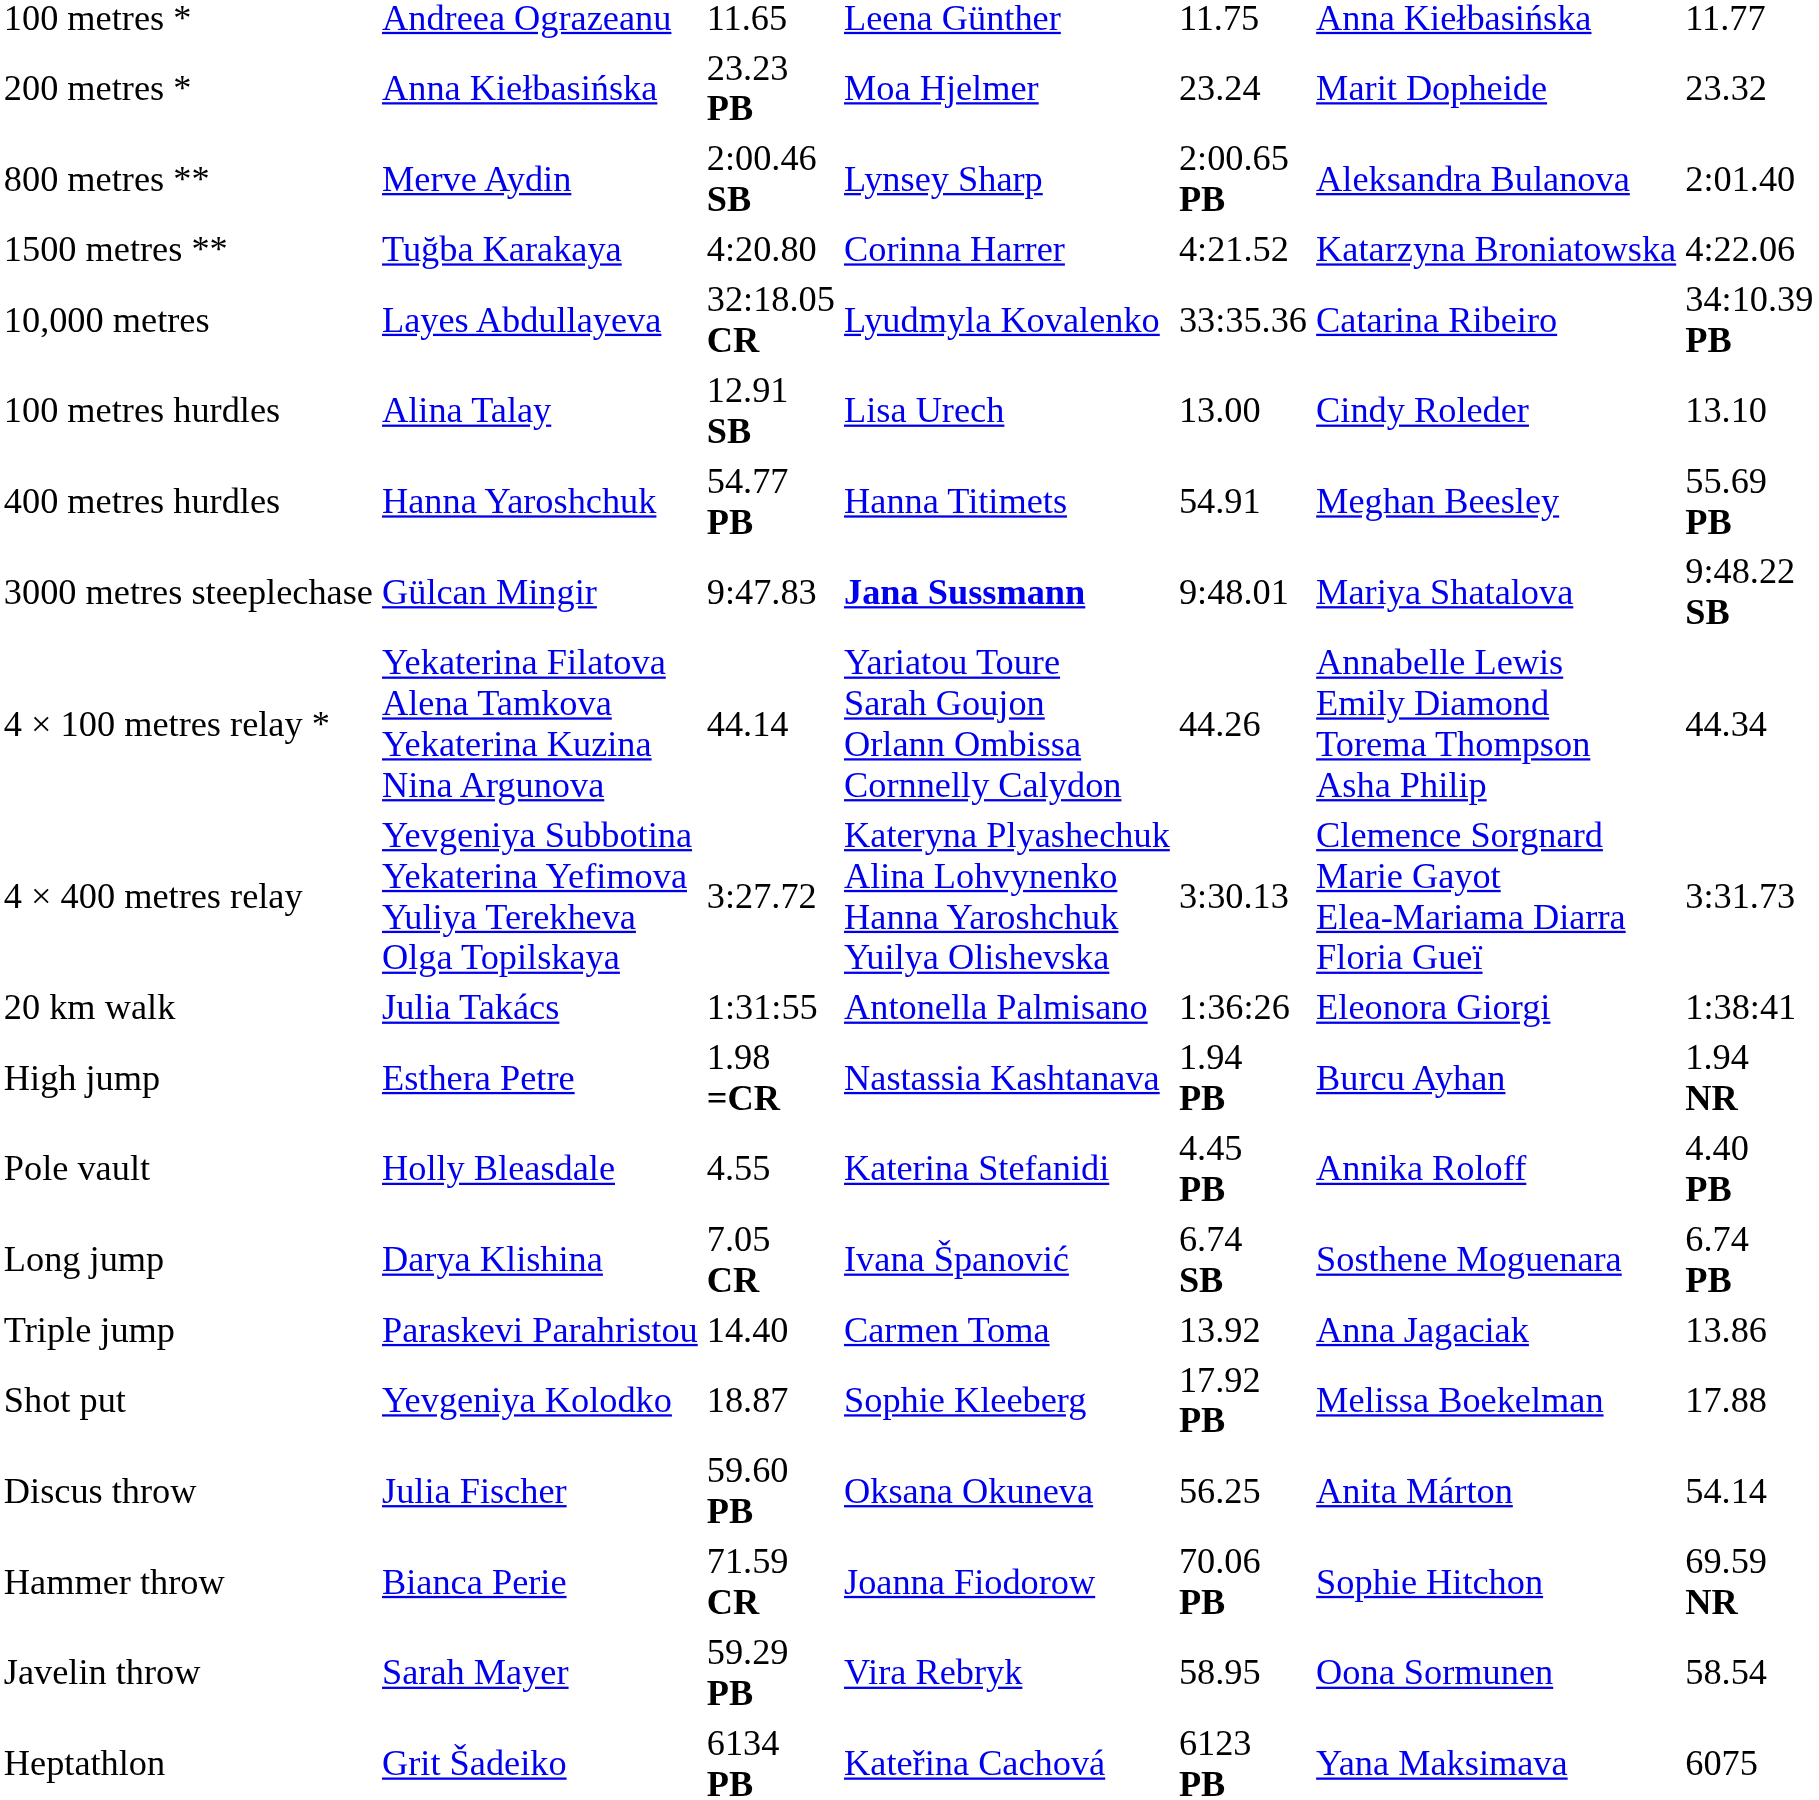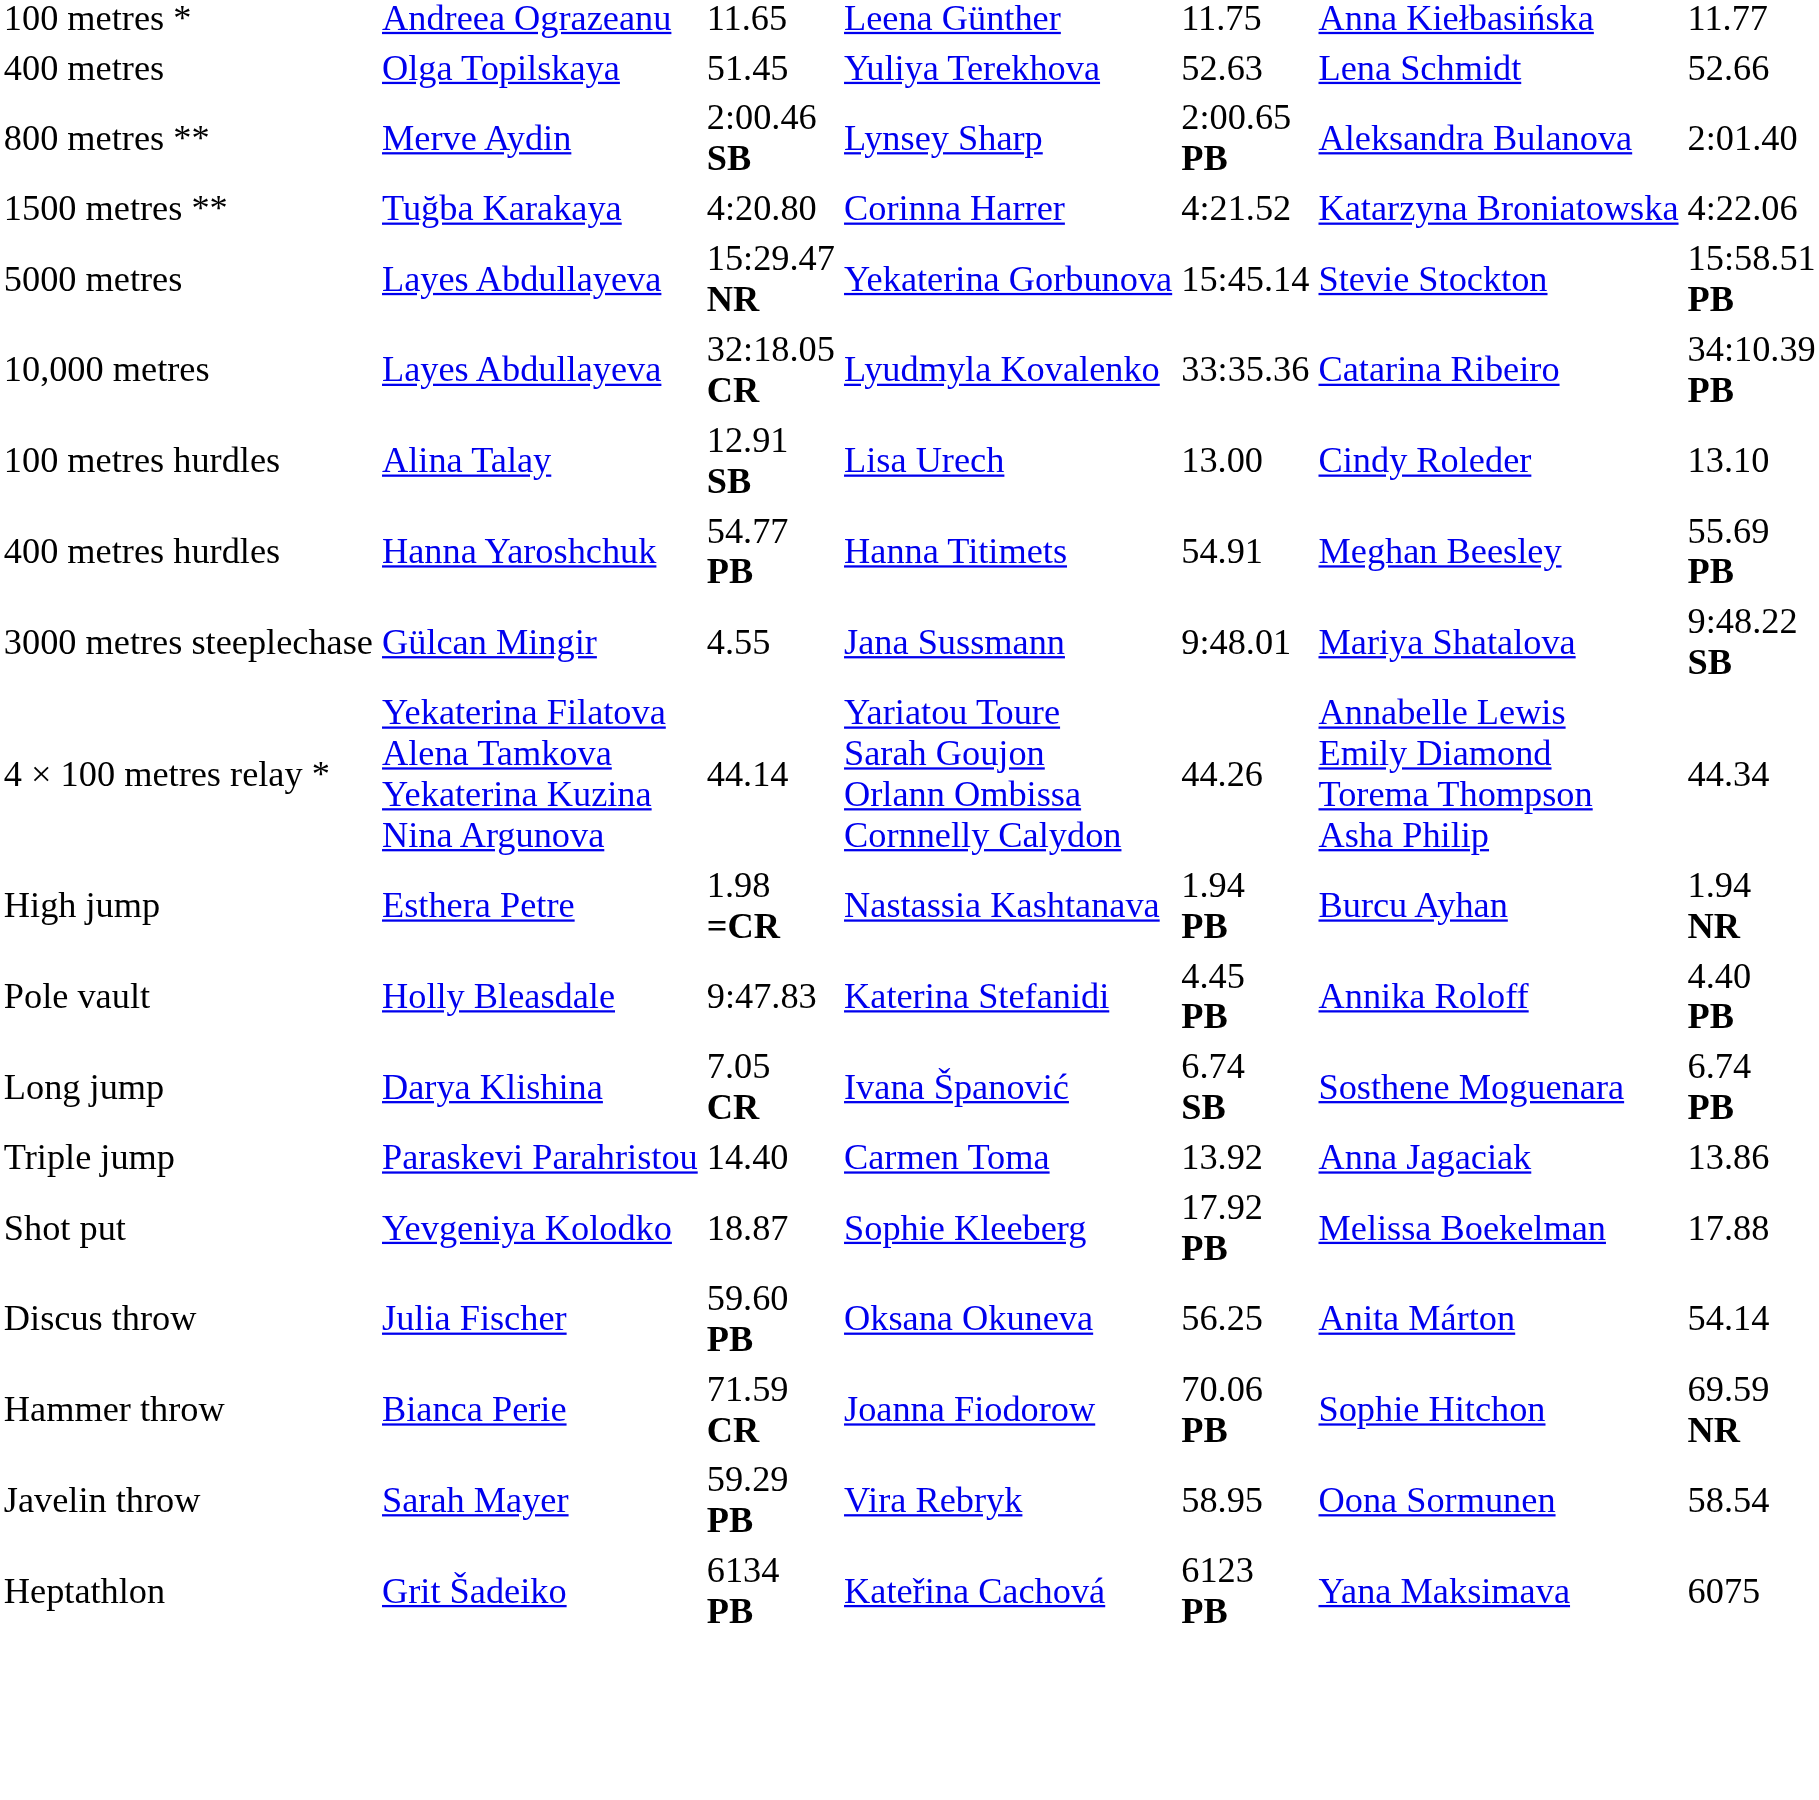- row: (98, 87)
+ row: (84, 67)
+ row: (93, 278)
(762, 591) 9:47.83 -> (739, 641) 4.55
(965, 591) bold -> (954, 641) normal
- row: (153, 896)
- row: (90, 1007)
(739, 1168) 4.55 -> (762, 995) 9:47.83
